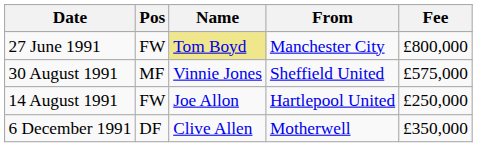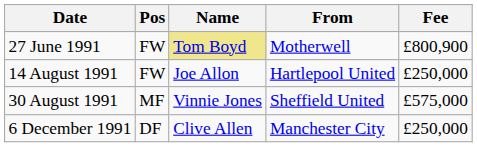(327, 45) Manchester City -> (310, 45) Motherwell
(435, 45) £800,000 -> (435, 45) £800,900
rows swapped: (63, 100) <-> (63, 73)
(310, 127) Motherwell -> (327, 127) Manchester City
(435, 127) £350,000 -> (435, 127) £250,000
